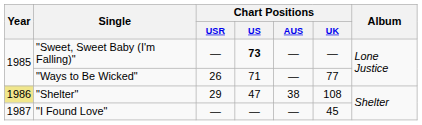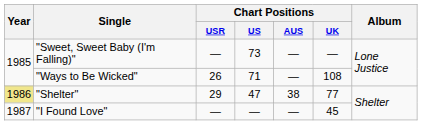(254, 53) bold -> (254, 53) normal
(332, 77) 77 -> (332, 77) 108
(332, 94) 108 -> (332, 94) 77
